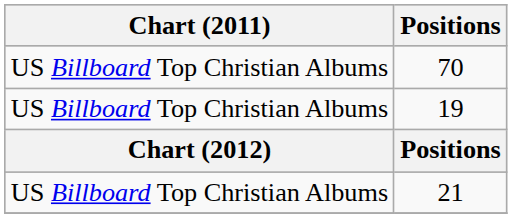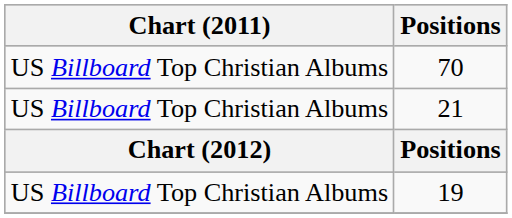rows swapped: (451, 108) <-> (451, 191)
